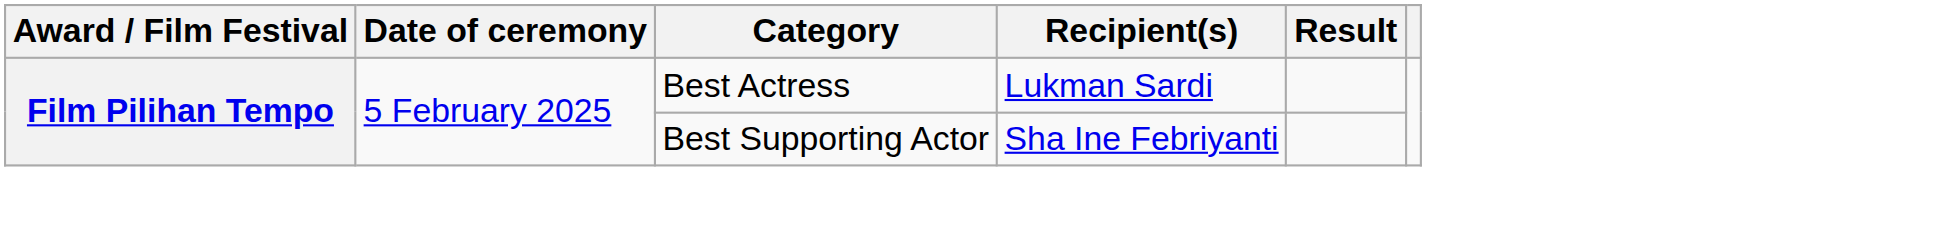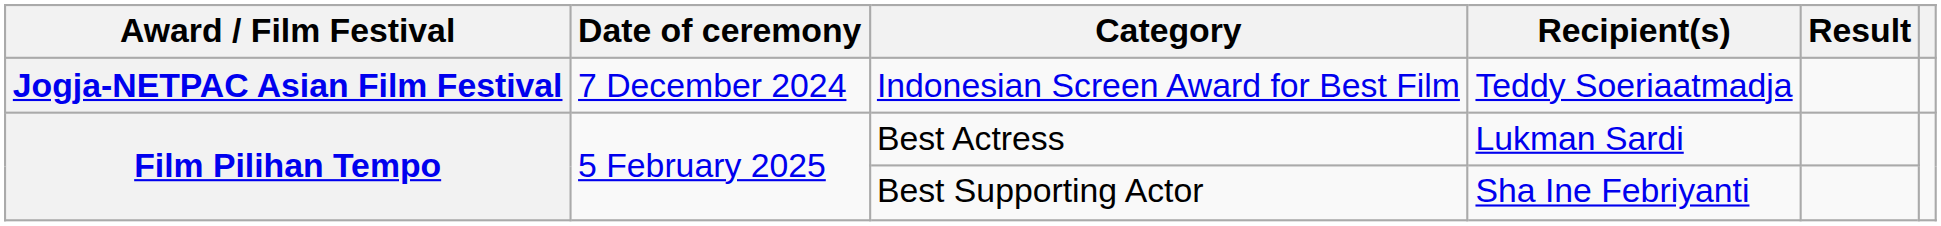+ row: (1168, 84)
